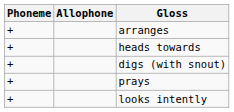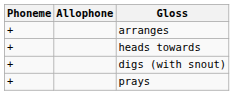- row: (163, 99)
